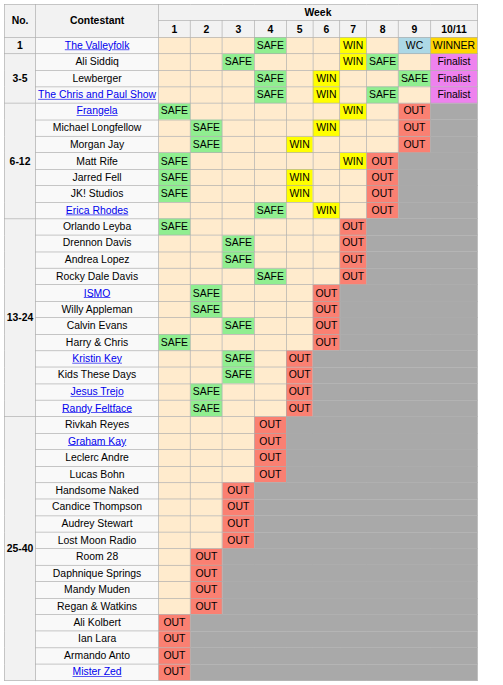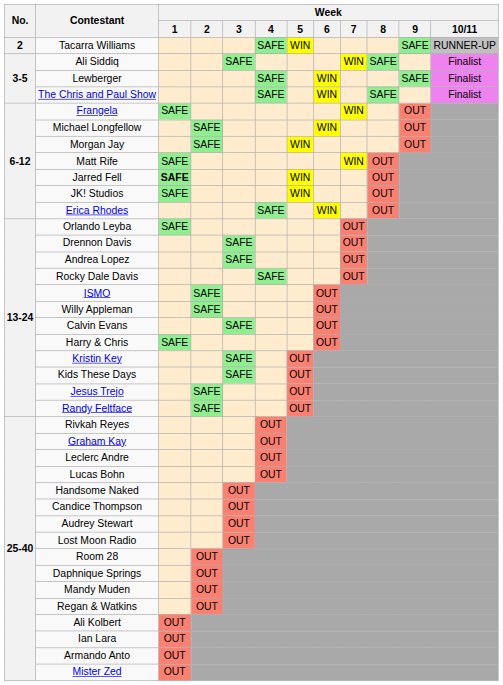- row: (97, 45)
+ row: (97, 45)
(174, 177) normal -> (175, 177) bold
